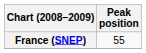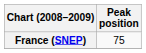(119, 40) 55 -> (119, 40) 75
